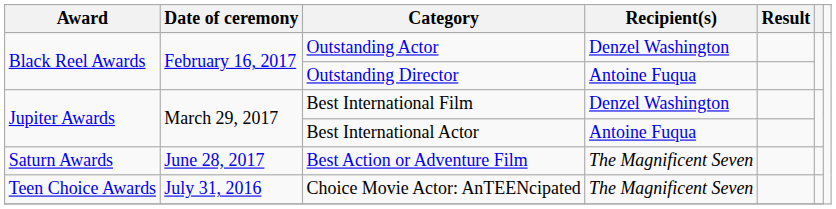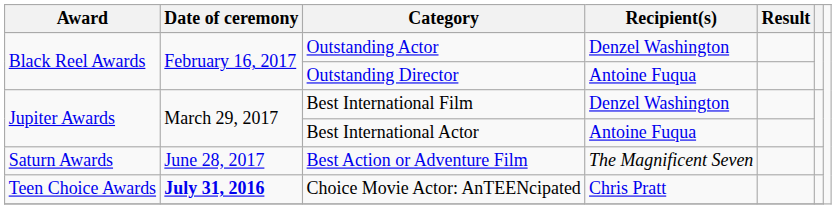(213, 189) normal -> (214, 189) bold
(671, 189) The Magnificent Seven -> (628, 189) Chris Pratt
